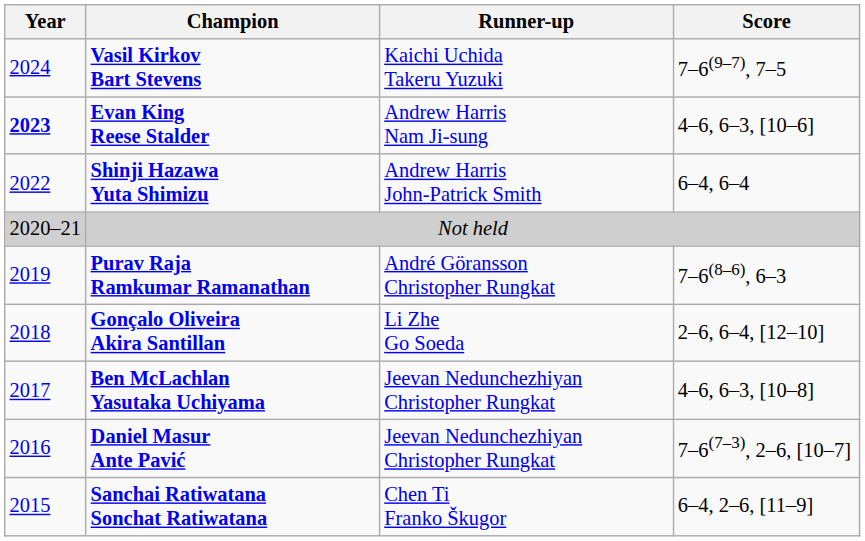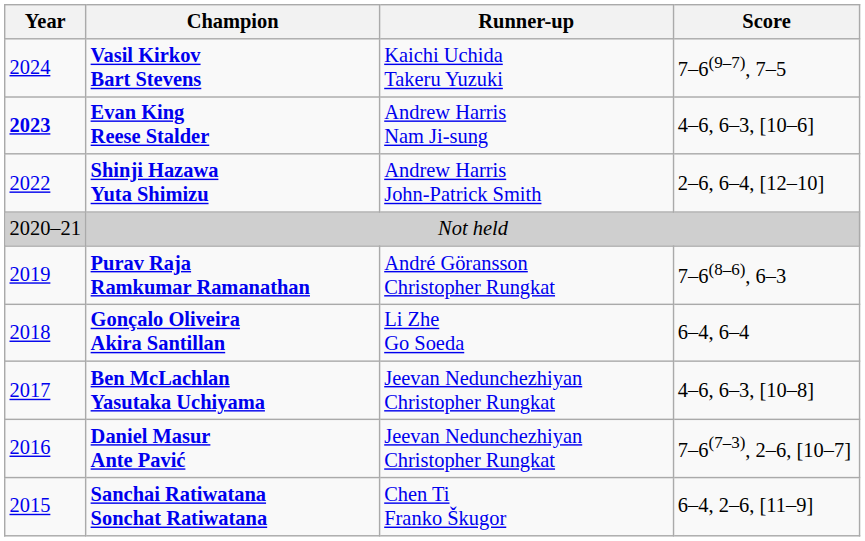(714, 183) 6–4, 6–4 -> (751, 183) 2–6, 6–4, [12–10]
(751, 332) 2–6, 6–4, [12–10] -> (714, 332) 6–4, 6–4
